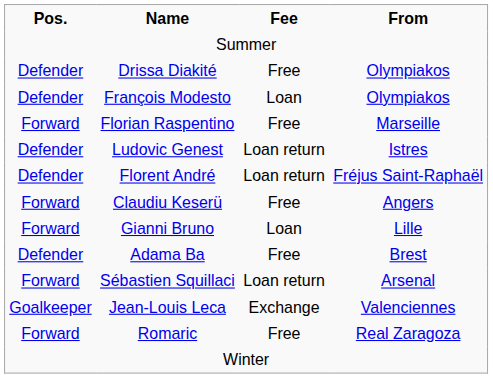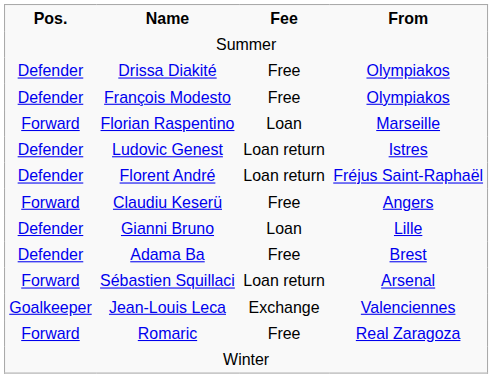(284, 97) Loan -> (284, 97) Free
(284, 123) Free -> (284, 123) Loan
(50, 228) Forward -> (50, 228) Defender
